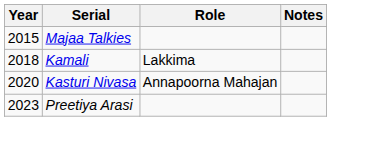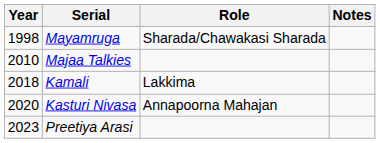+ row: (83, 37)
(23, 37) 2015 -> (23, 60) 2010
